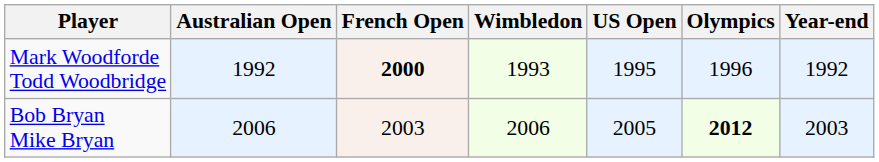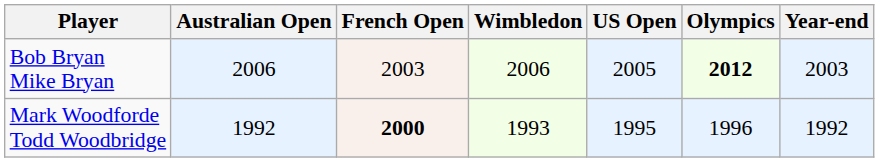rows swapped: (88, 68) <-> (62, 127)
